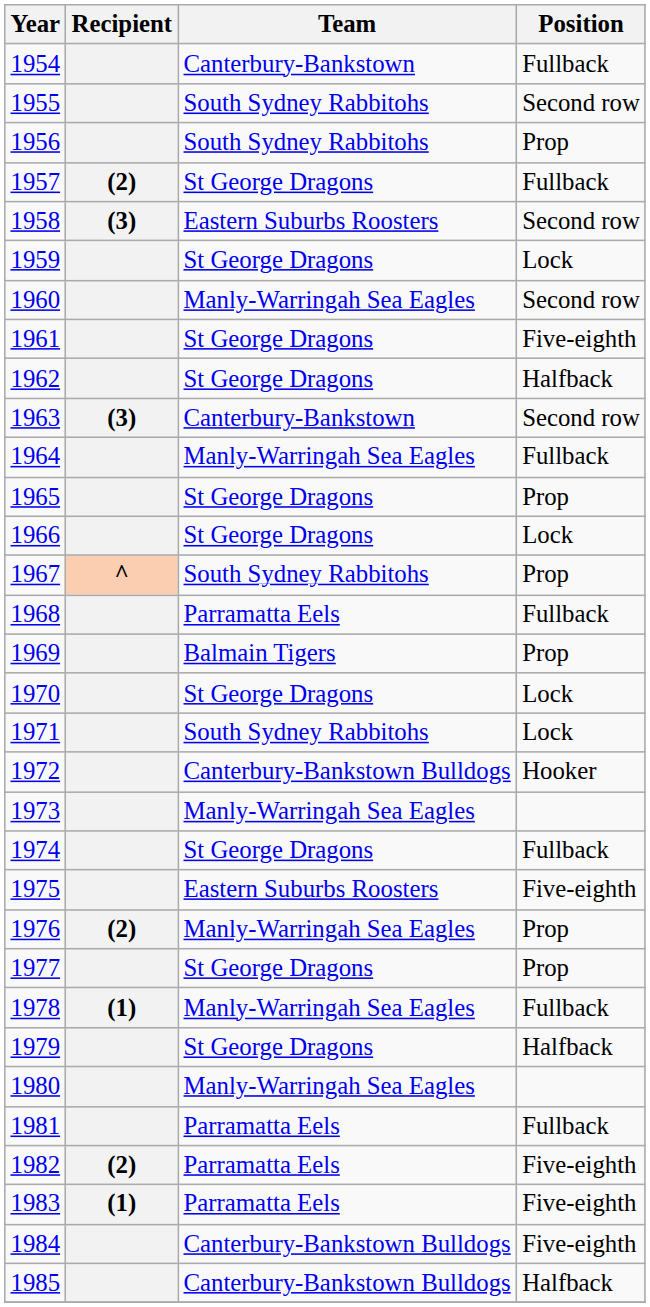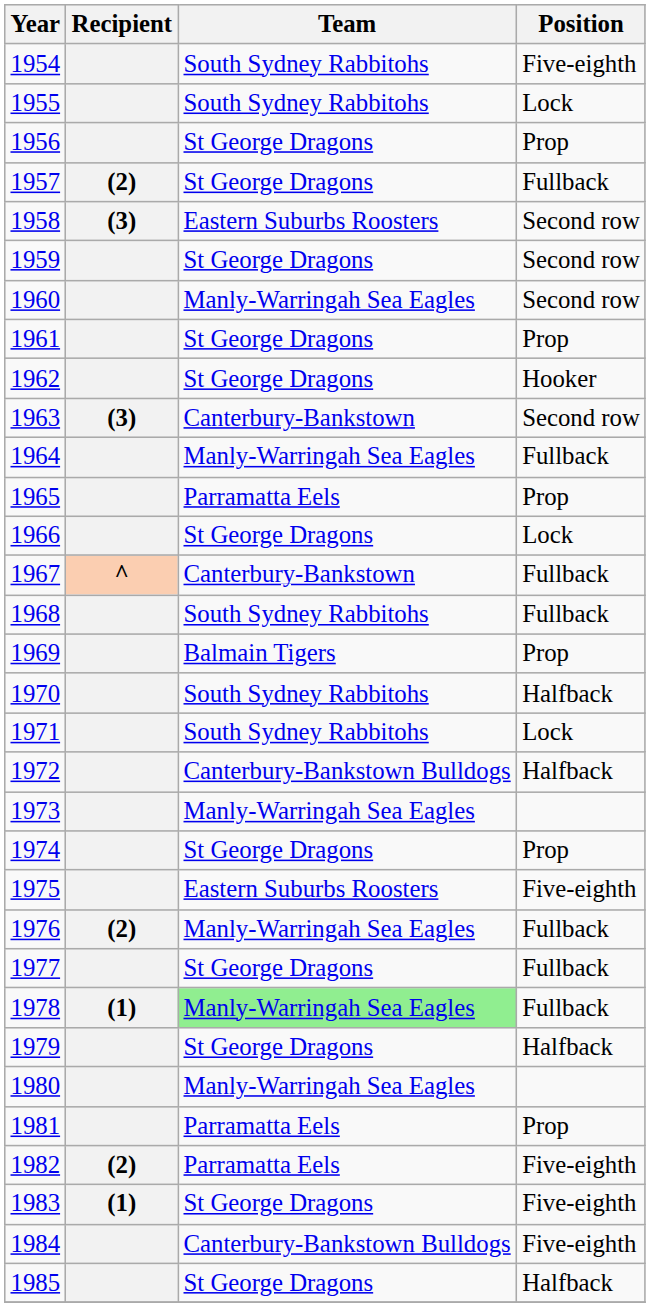(299, 63) Canterbury-Bankstown -> (306, 63) South Sydney Rabbitohs
(566, 63) Fullback -> (579, 63) Five-eighth
(581, 102) Second row -> (548, 102) Lock
(306, 142) South Sydney Rabbitohs -> (278, 142) St George Dragons
(548, 260) Lock -> (581, 260) Second row
(579, 338) Five-eighth -> (546, 338) Prop
(568, 378) Halfback -> (559, 378) Hooker
(278, 496) St George Dragons -> (262, 496) Parramatta Eels
(306, 574) South Sydney Rabbitohs -> (299, 574) Canterbury-Bankstown
(546, 574) Prop -> (566, 574) Fullback
(262, 614) Parramatta Eels -> (306, 614) South Sydney Rabbitohs
(278, 692) St George Dragons -> (306, 692) South Sydney Rabbitohs
(548, 692) Lock -> (568, 692) Halfback
(559, 771) Hooker -> (568, 771) Halfback
(566, 850) Fullback -> (546, 850) Prop
(546, 928) Prop -> (566, 928) Fullback
(546, 968) Prop -> (566, 968) Fullback
(329, 1007) no background -> (329, 1007) lightgreen background
(566, 1125) Fullback -> (546, 1125) Prop
(262, 1204) Parramatta Eels -> (278, 1204) St George Dragons
(347, 1282) Canterbury-Bankstown Bulldogs -> (278, 1282) St George Dragons
